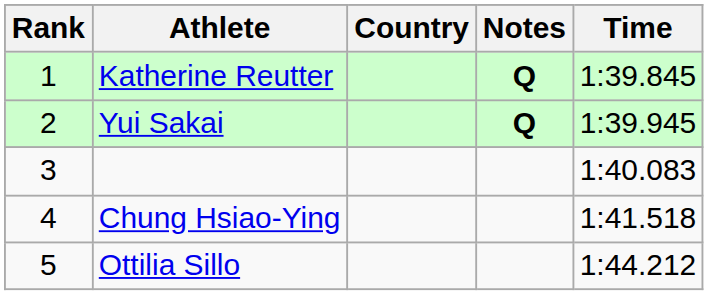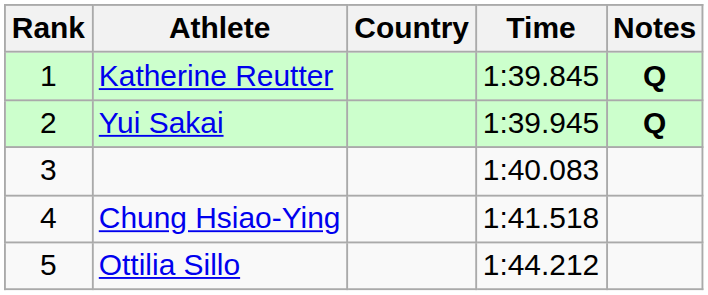columns swapped: (638, 28) <-> (524, 28)
